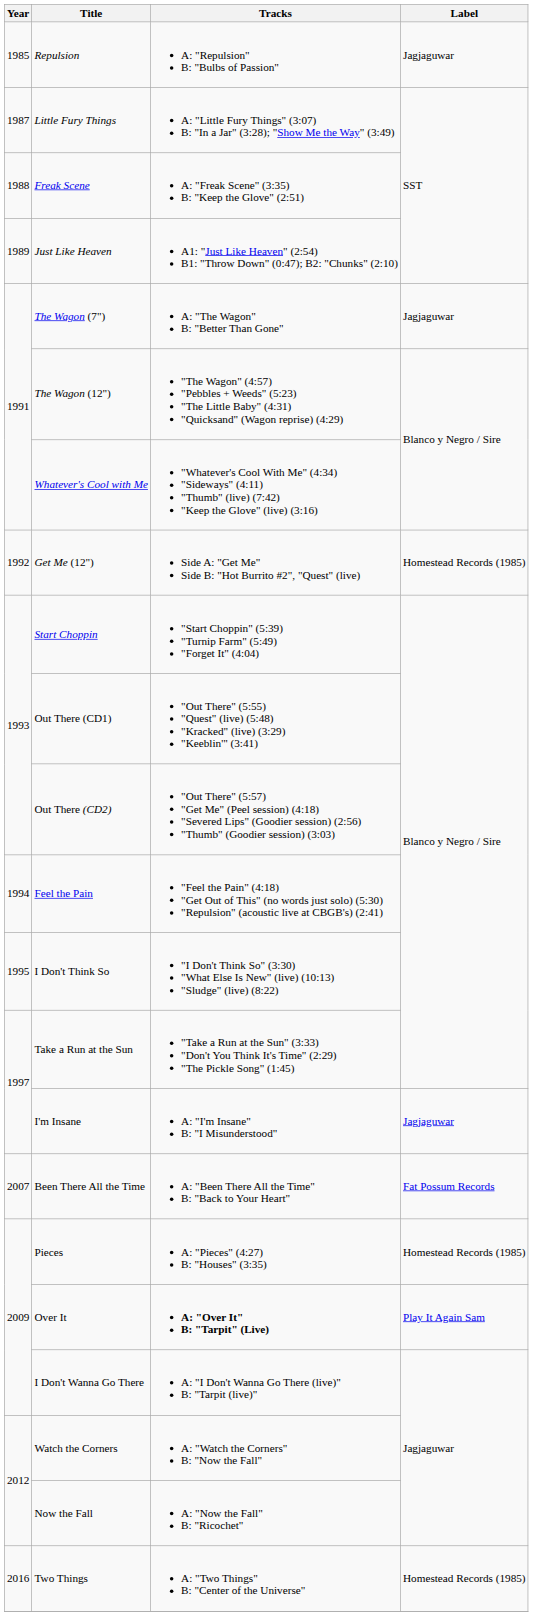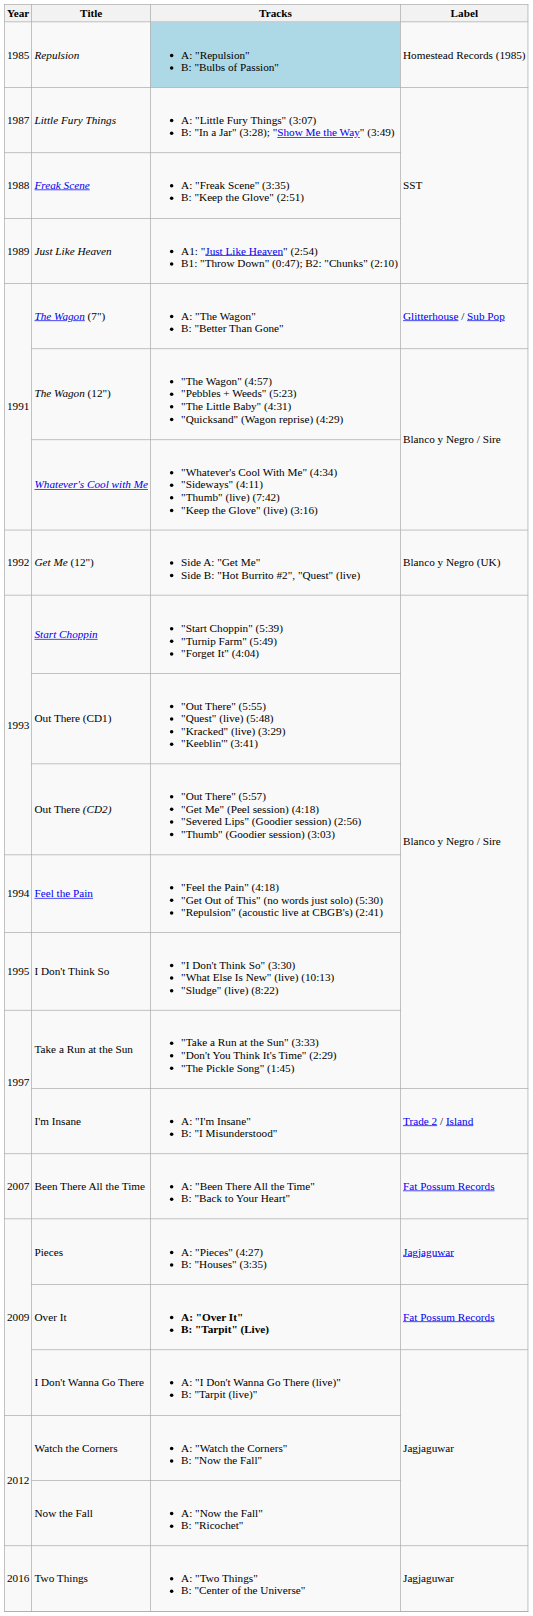(275, 61) no background -> (275, 61) lightblue background
(429, 54) Jagjaguwar -> (464, 54) Homestead Records (1985)
(429, 316) Jagjaguwar -> (454, 316) Glitterhouse / Sub Pop
(464, 562) Homestead Records (1985) -> (452, 562) Blanco y Negro (UK)
(429, 1121) Jagjaguwar -> (438, 1121) Trade 2 / Island
(464, 1251) Homestead Records (1985) -> (429, 1251) Jagjaguwar
(444, 1317) Play It Again Sam -> (449, 1317) Fat Possum Records
(464, 1578) Homestead Records (1985) -> (429, 1578) Jagjaguwar
